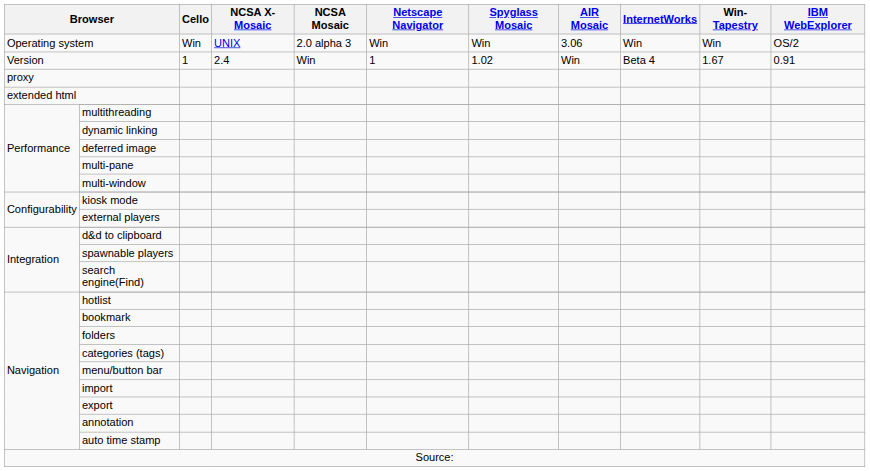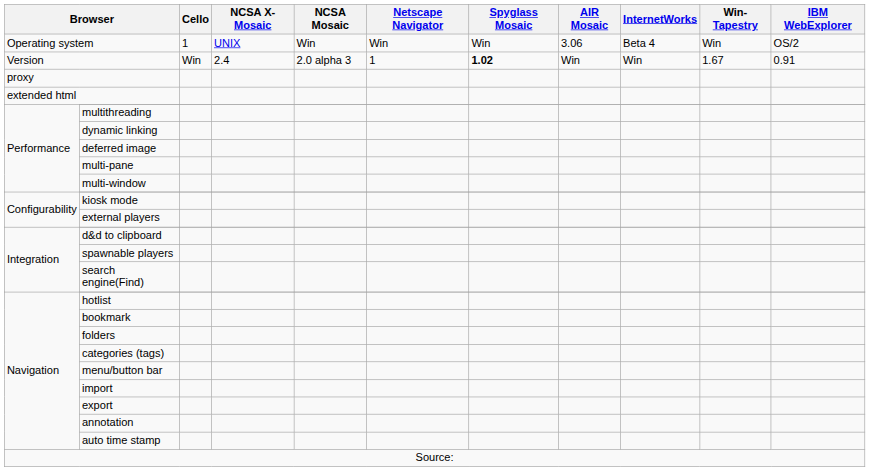(191, 43) Win -> (185, 43) 1
(324, 43) 2.0 alpha 3 -> (306, 43) Win
(633, 43) Win -> (639, 43) Beta 4
(185, 60) 1 -> (191, 60) Win
(306, 60) Win -> (324, 60) 2.0 alpha 3
(482, 60) normal -> (482, 60) bold
(639, 60) Beta 4 -> (633, 60) Win
